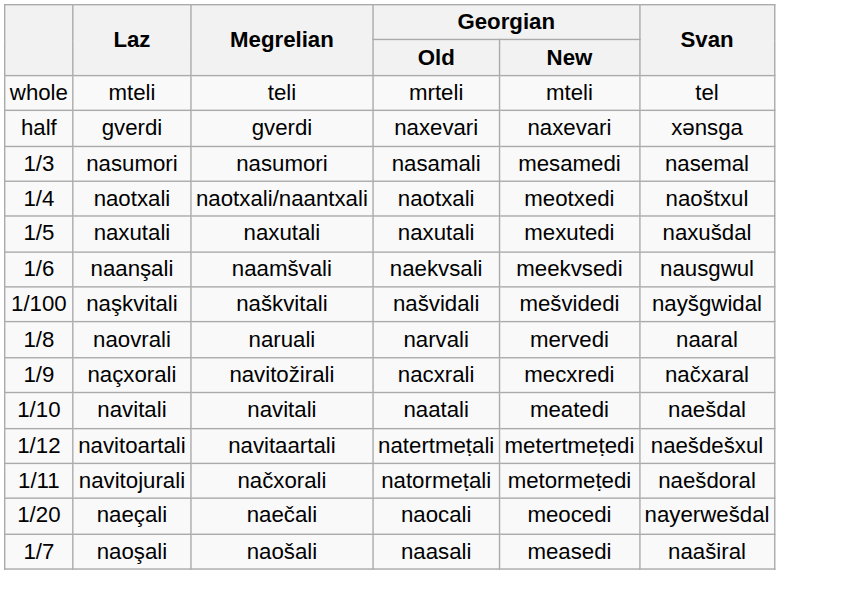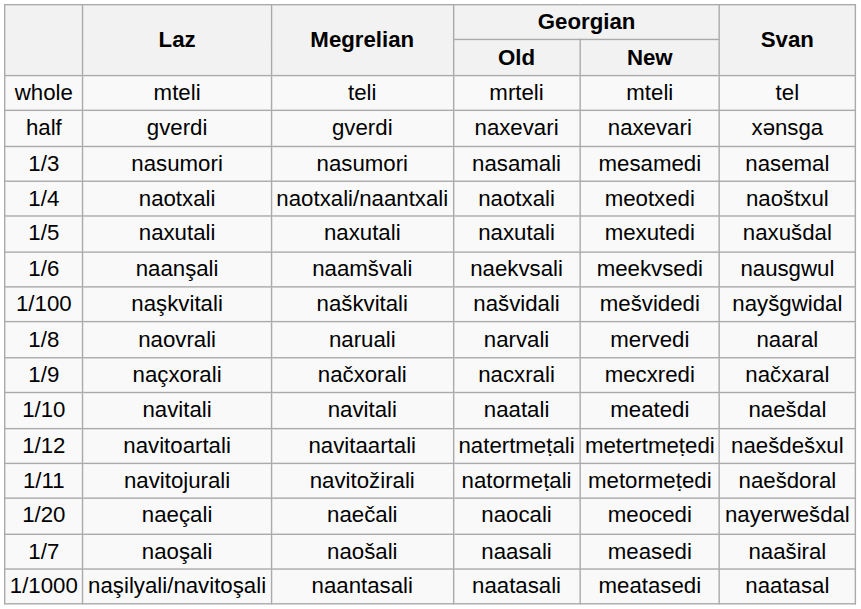(282, 374) navitožirali -> (362, 374) načxorali
(282, 480) načxorali -> (362, 480) navitožirali
+ row: (177, 586)
